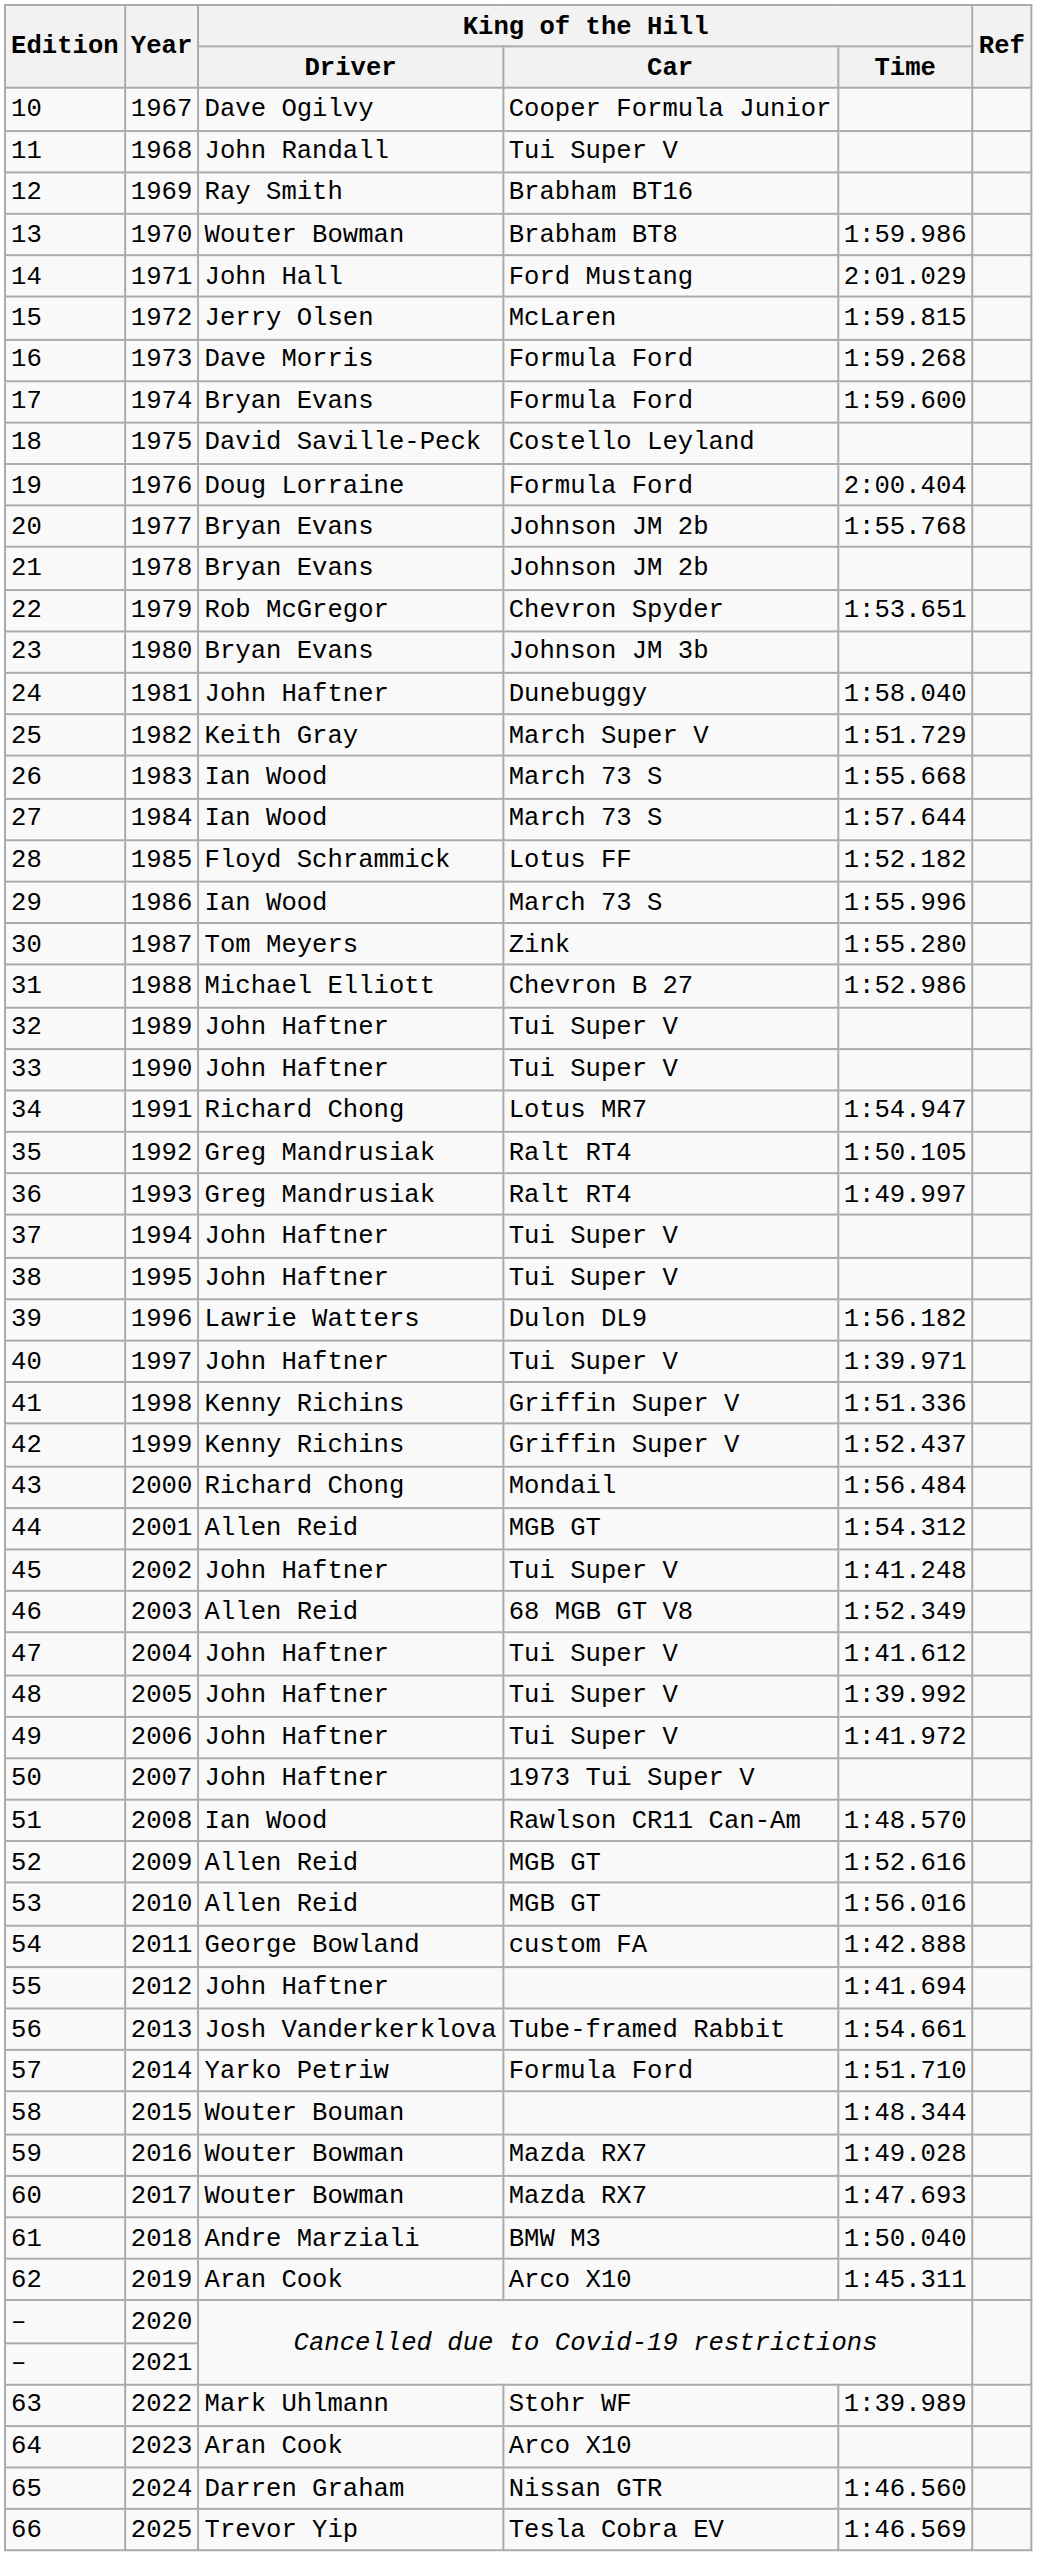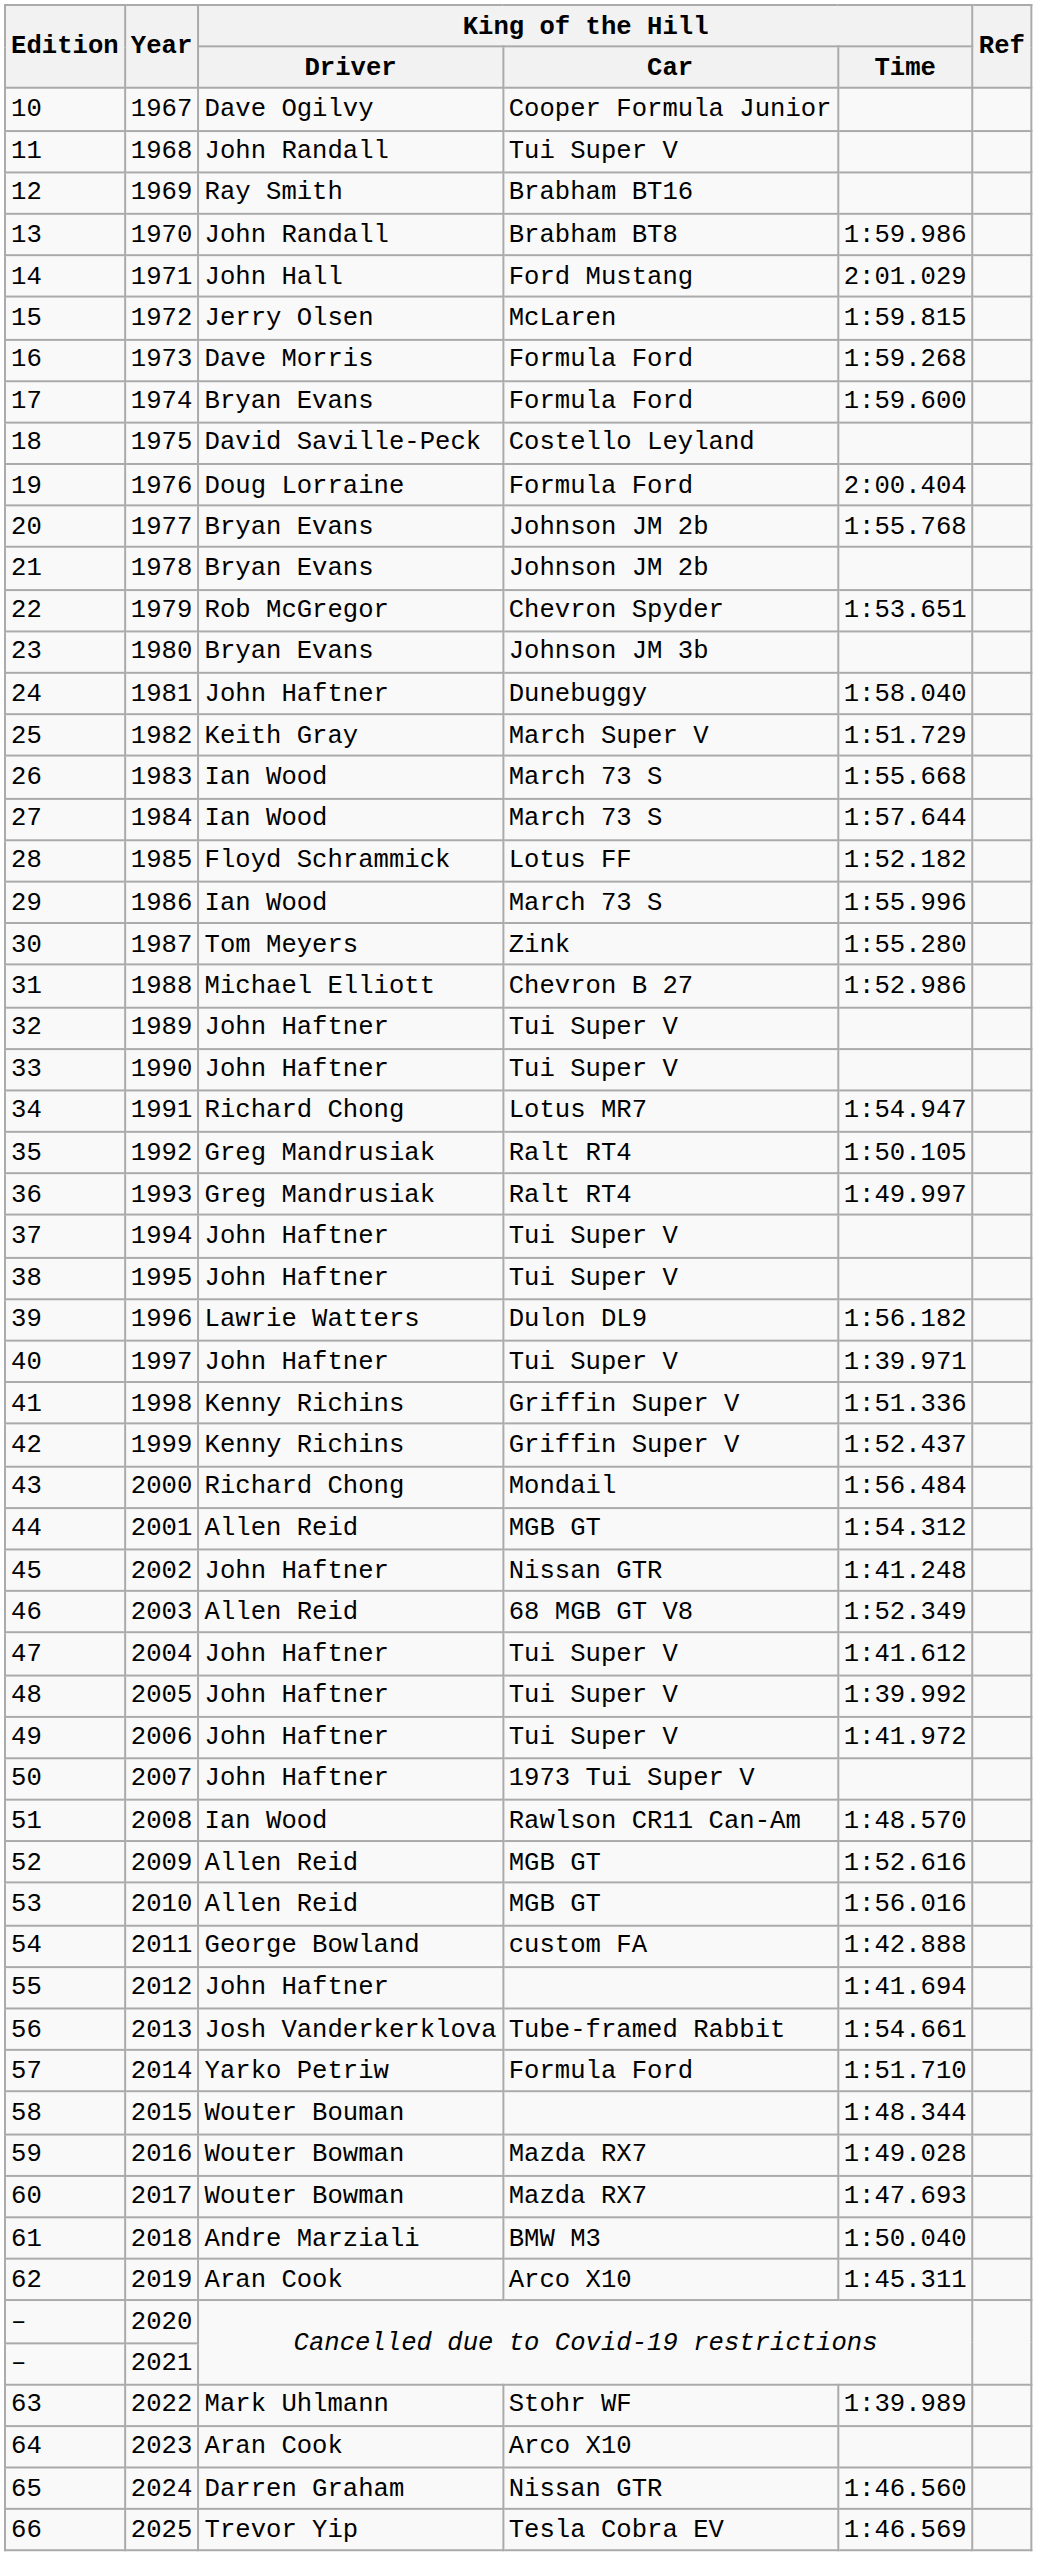(304, 235) Wouter Bowman -> (297, 235) John Randall
(593, 1570) Tui Super V -> (586, 1570) Nissan GTR
